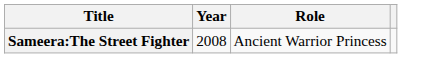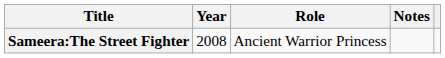+ column: (412, 16)
